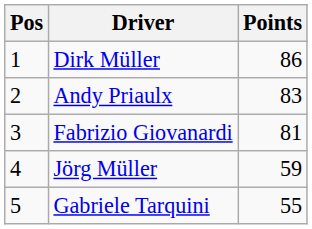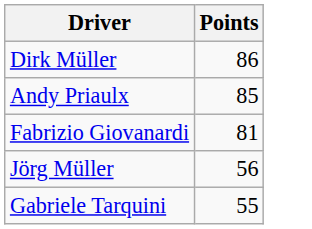- column: (27, 22)
(291, 96) 83 -> (247, 96) 85
(291, 169) 59 -> (247, 169) 56
